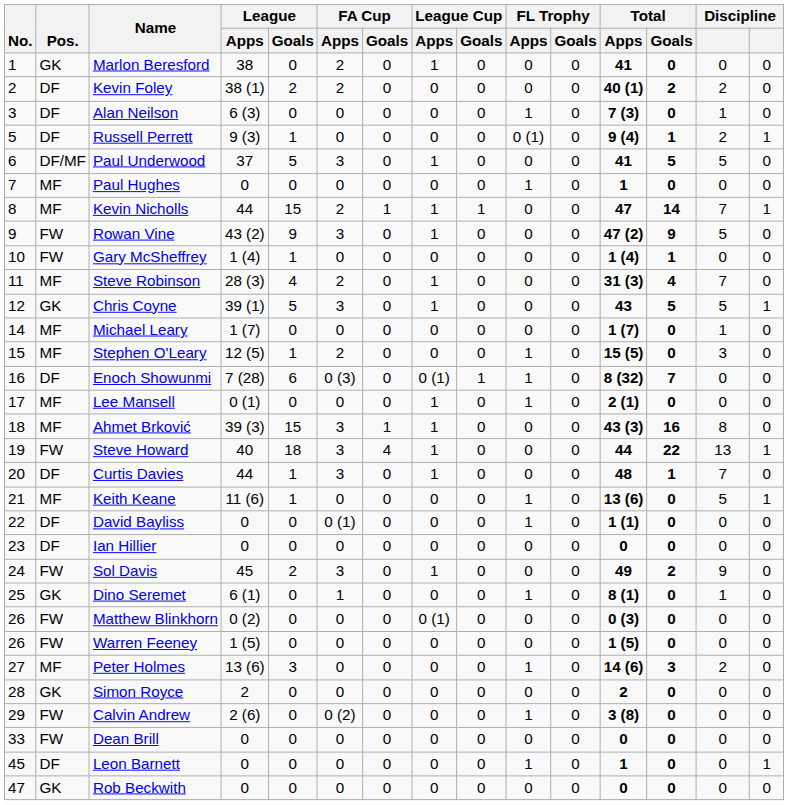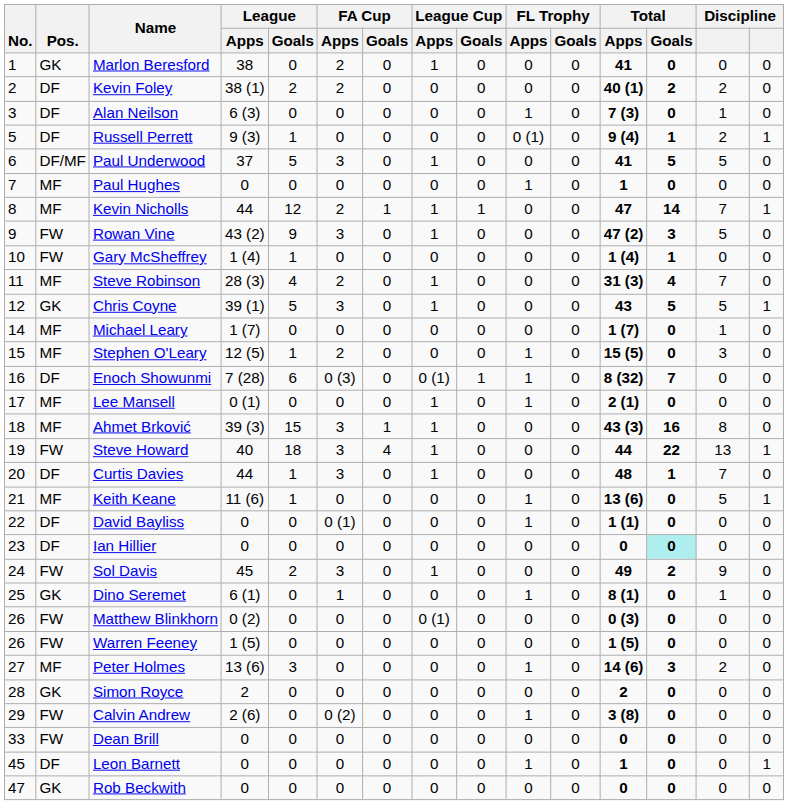(293, 209) 15 -> (293, 209) 12
(672, 233) 9 -> (672, 233) 3
(672, 546) no background -> (672, 546) paleturquoise background
